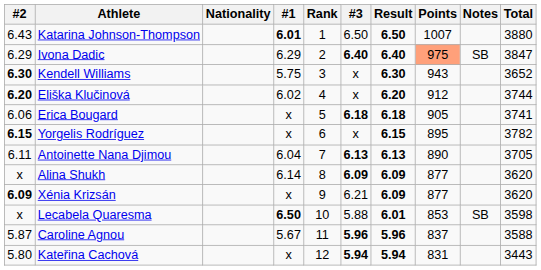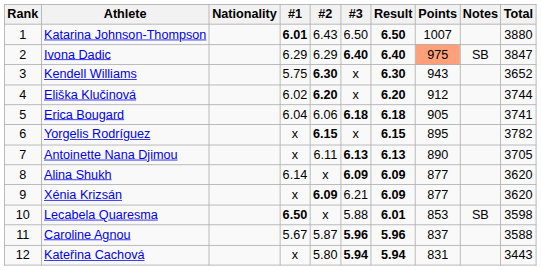columns swapped: (322, 14) <-> (20, 14)
(289, 114) x -> (295, 114) 6.04
(289, 154) 6.04 -> (295, 154) x
